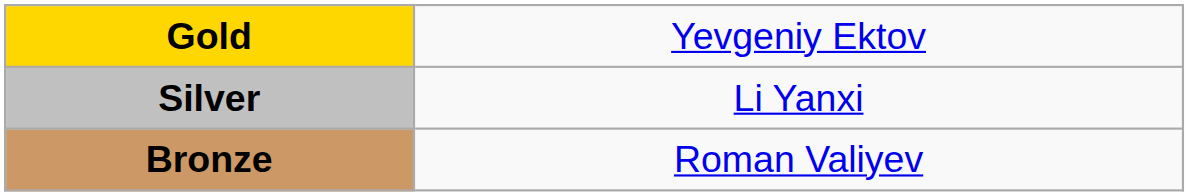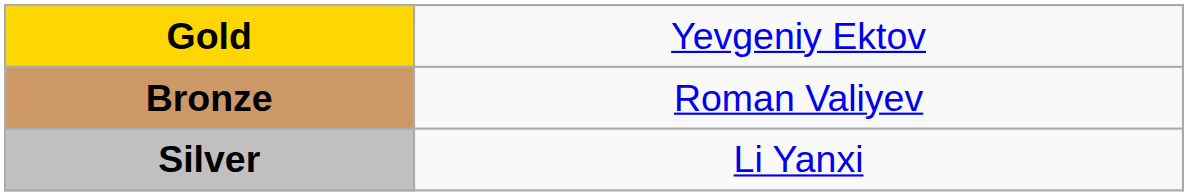rows swapped: (209, 96) <-> (209, 158)
